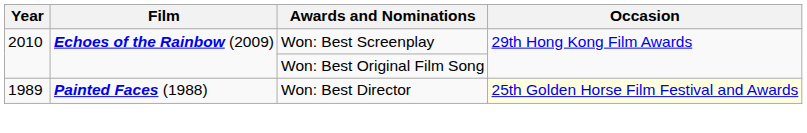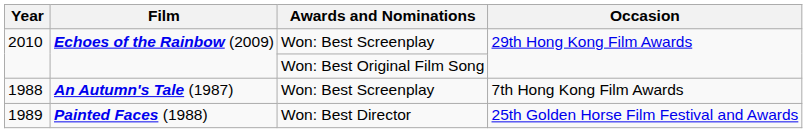+ row: (144, 90)
(645, 90) lightyellow background -> (645, 115) no background
